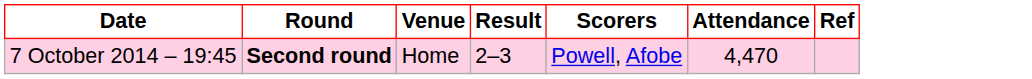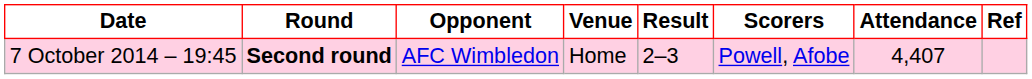+ column: (480, 21)
(751, 55) 4,470 -> (918, 55) 4,407
